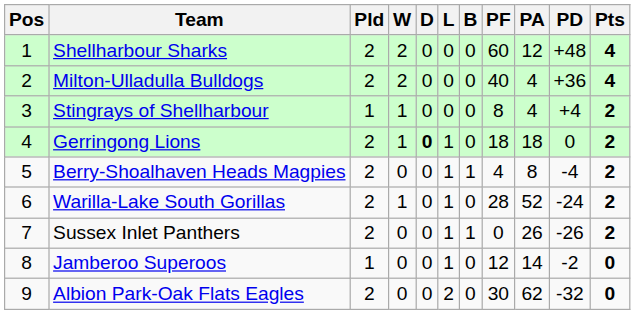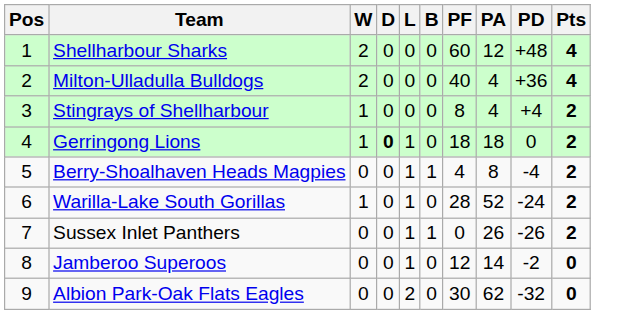- column: (369, 19)
